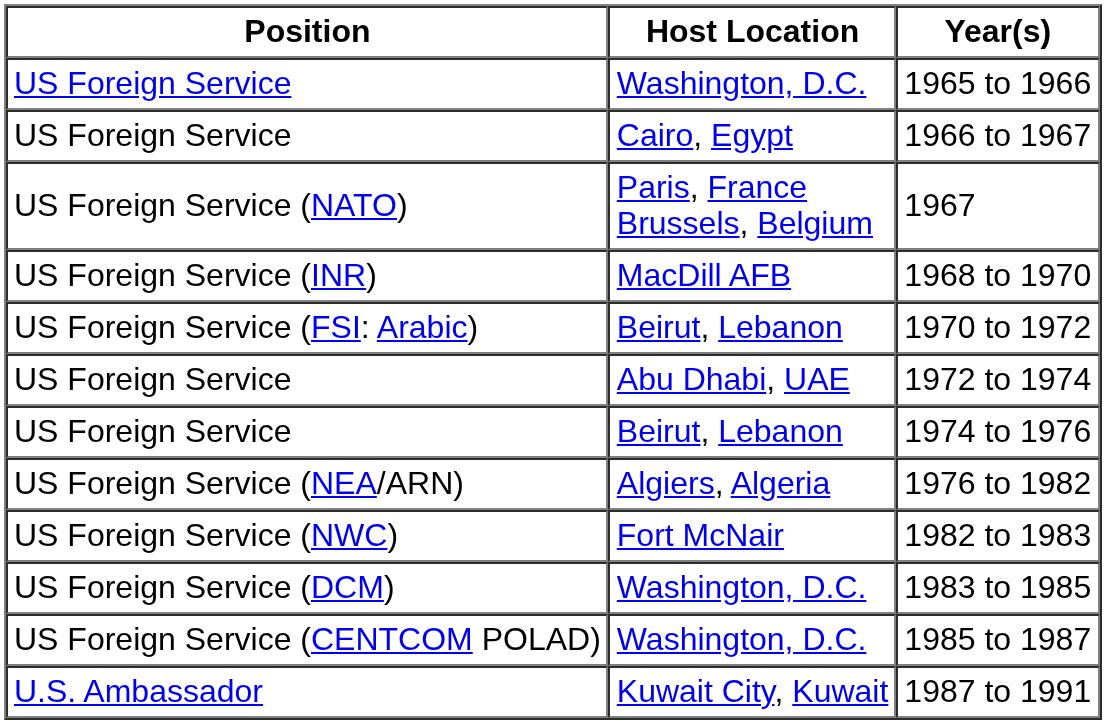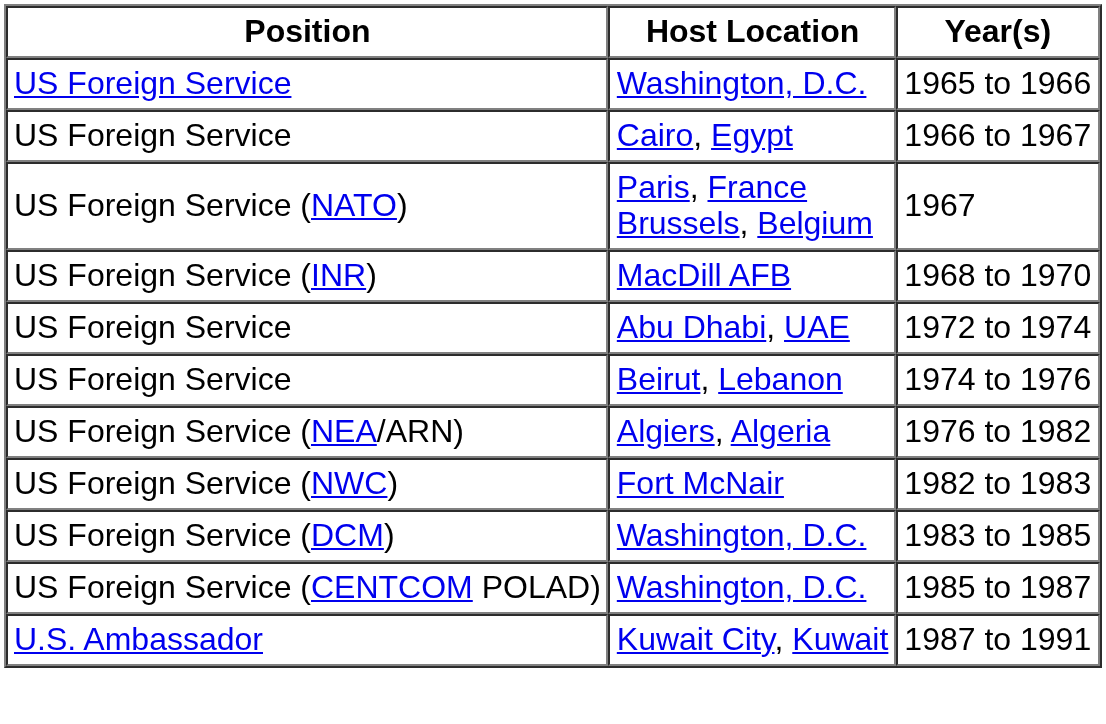- row: (998, 327)
